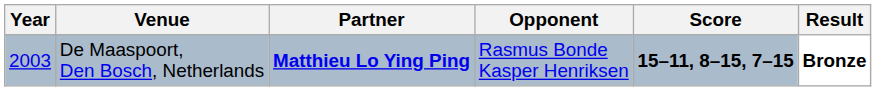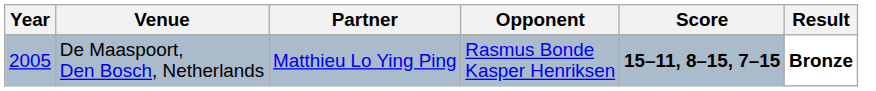(30, 60) 2003 -> (30, 60) 2005
(372, 60) bold -> (365, 60) normal
